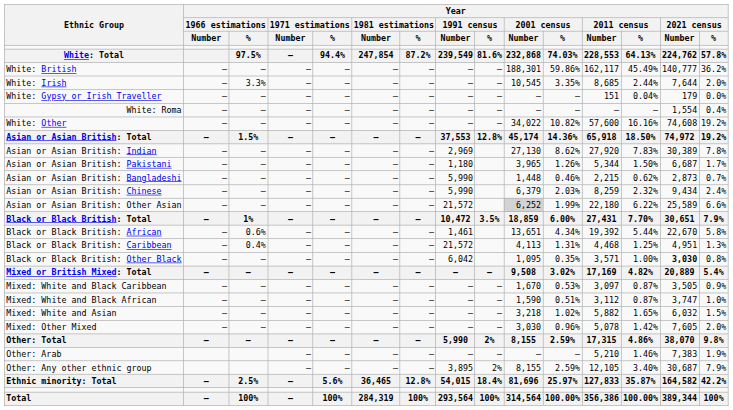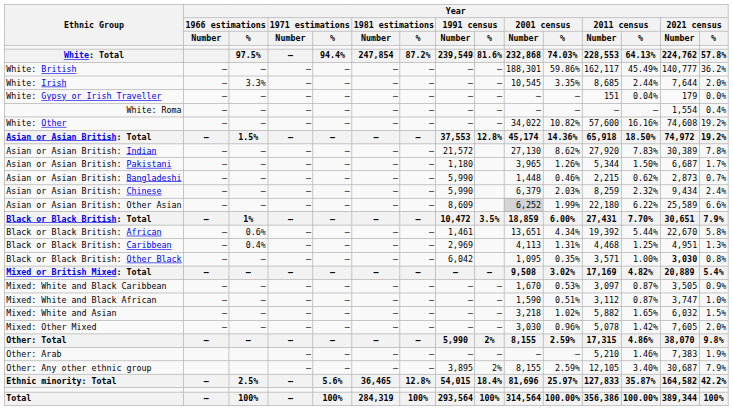(460, 151) 2,969 -> (458, 151) 21,572
(458, 205) 21,572 -> (460, 205) 8,609
(458, 246) 21,572 -> (460, 246) 2,969
